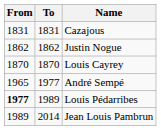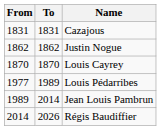- row: (94, 82)
(18, 99) bold -> (18, 82) normal
+ row: (100, 116)
